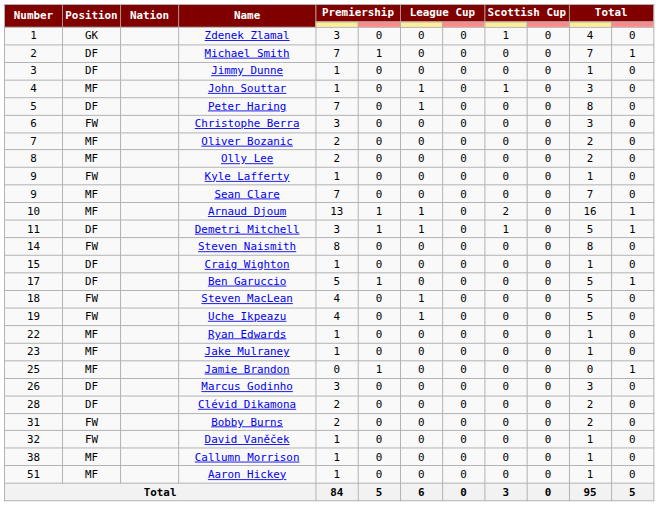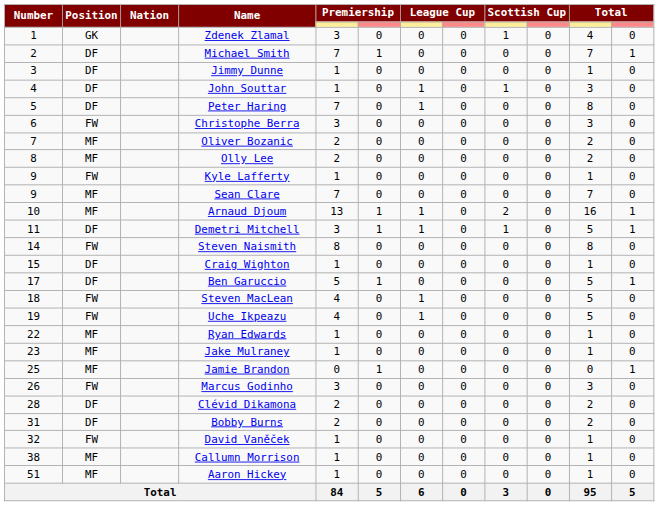(91, 89) MF -> (91, 89) DF
(91, 387) DF -> (91, 387) FW
(91, 422) FW -> (91, 422) DF
